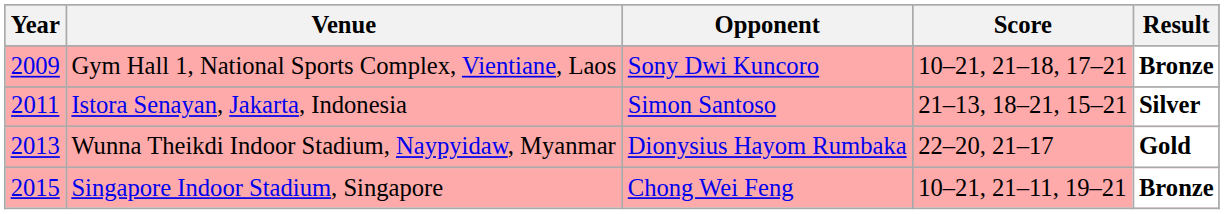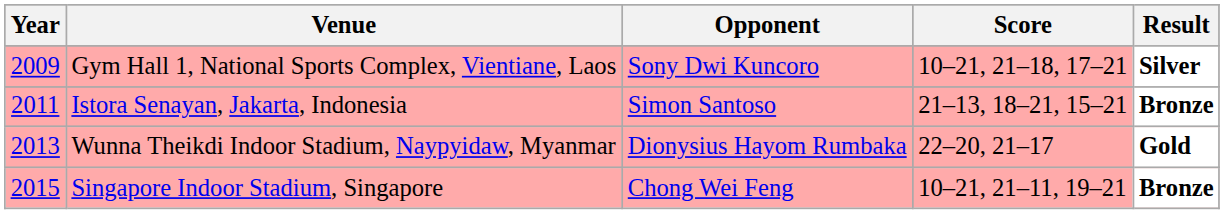(1176, 65) Bronze -> (1170, 65) Silver
(1170, 106) Silver -> (1176, 106) Bronze
